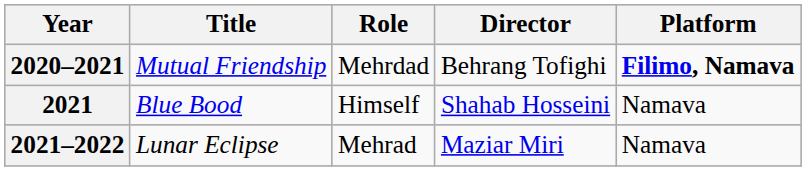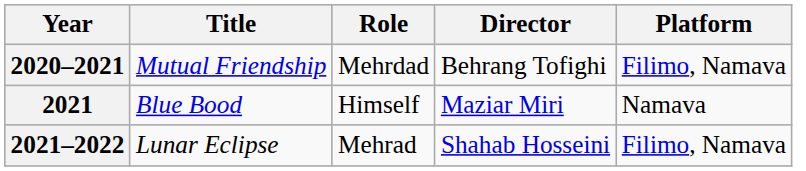(708, 64) bold -> (704, 64) normal
(526, 104) Shahab Hosseini -> (502, 104) Maziar Miri
(502, 144) Maziar Miri -> (526, 144) Shahab Hosseini
(664, 144) Namava -> (704, 144) Filimo, Namava
